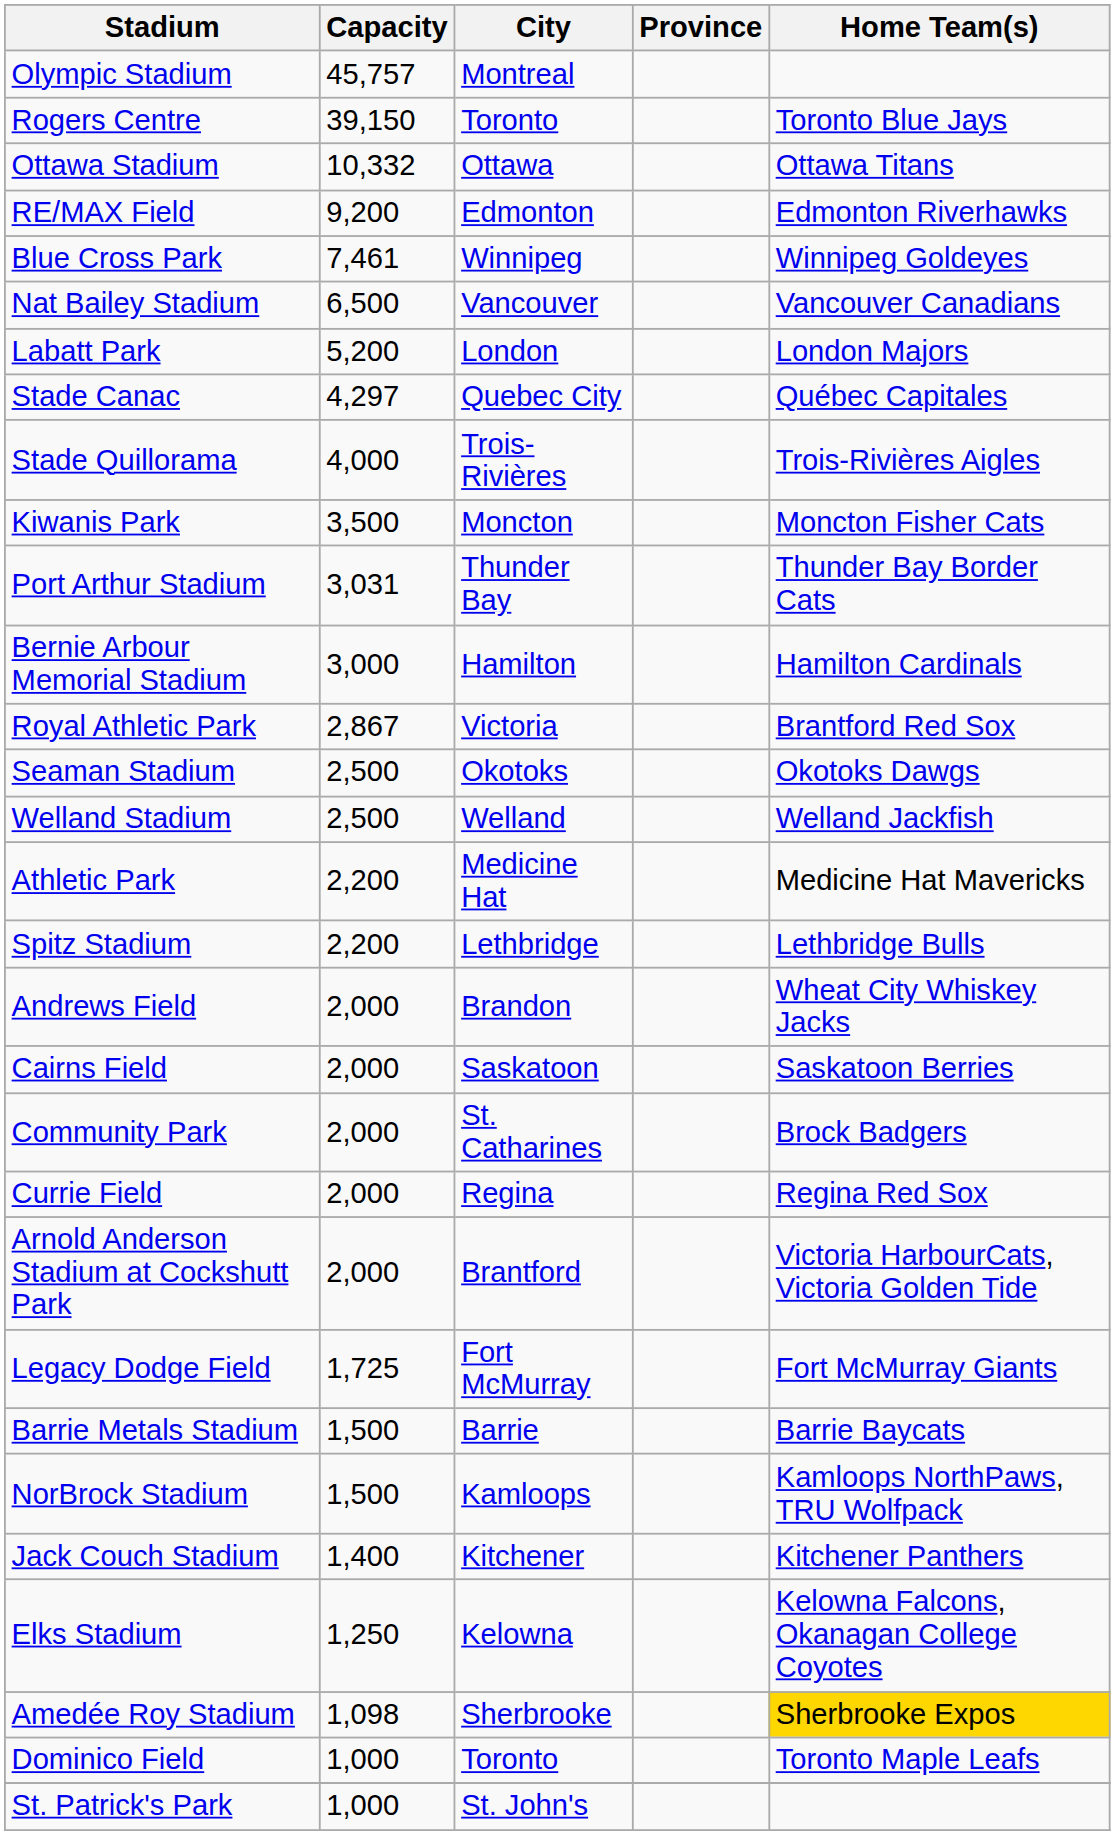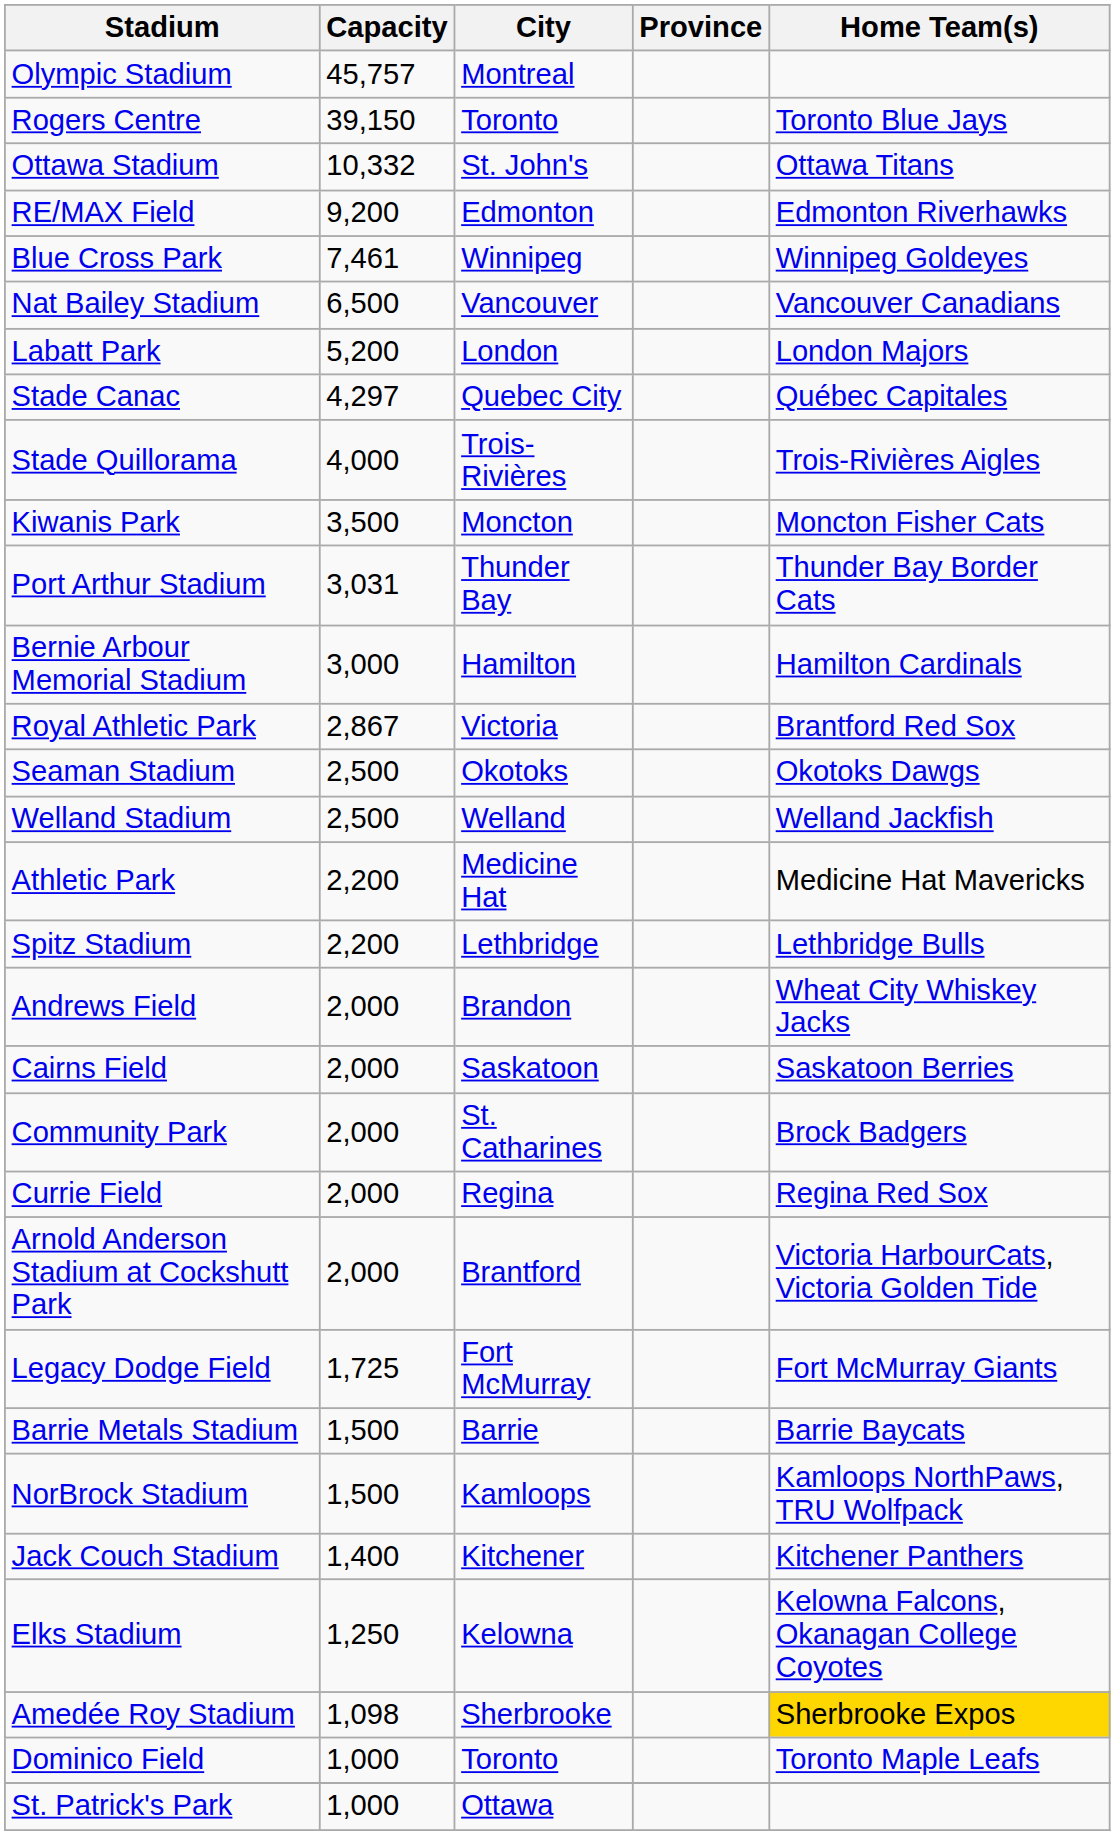(507, 166) Ottawa -> (525, 166) St. John's
(525, 1806) St. John's -> (507, 1806) Ottawa
